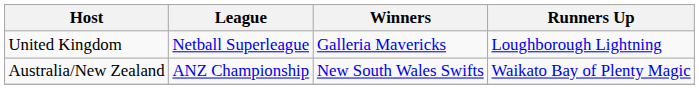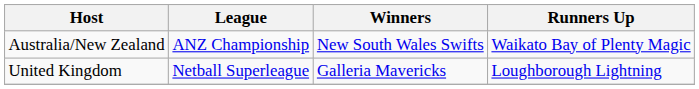rows swapped: (87, 71) <-> (65, 44)
